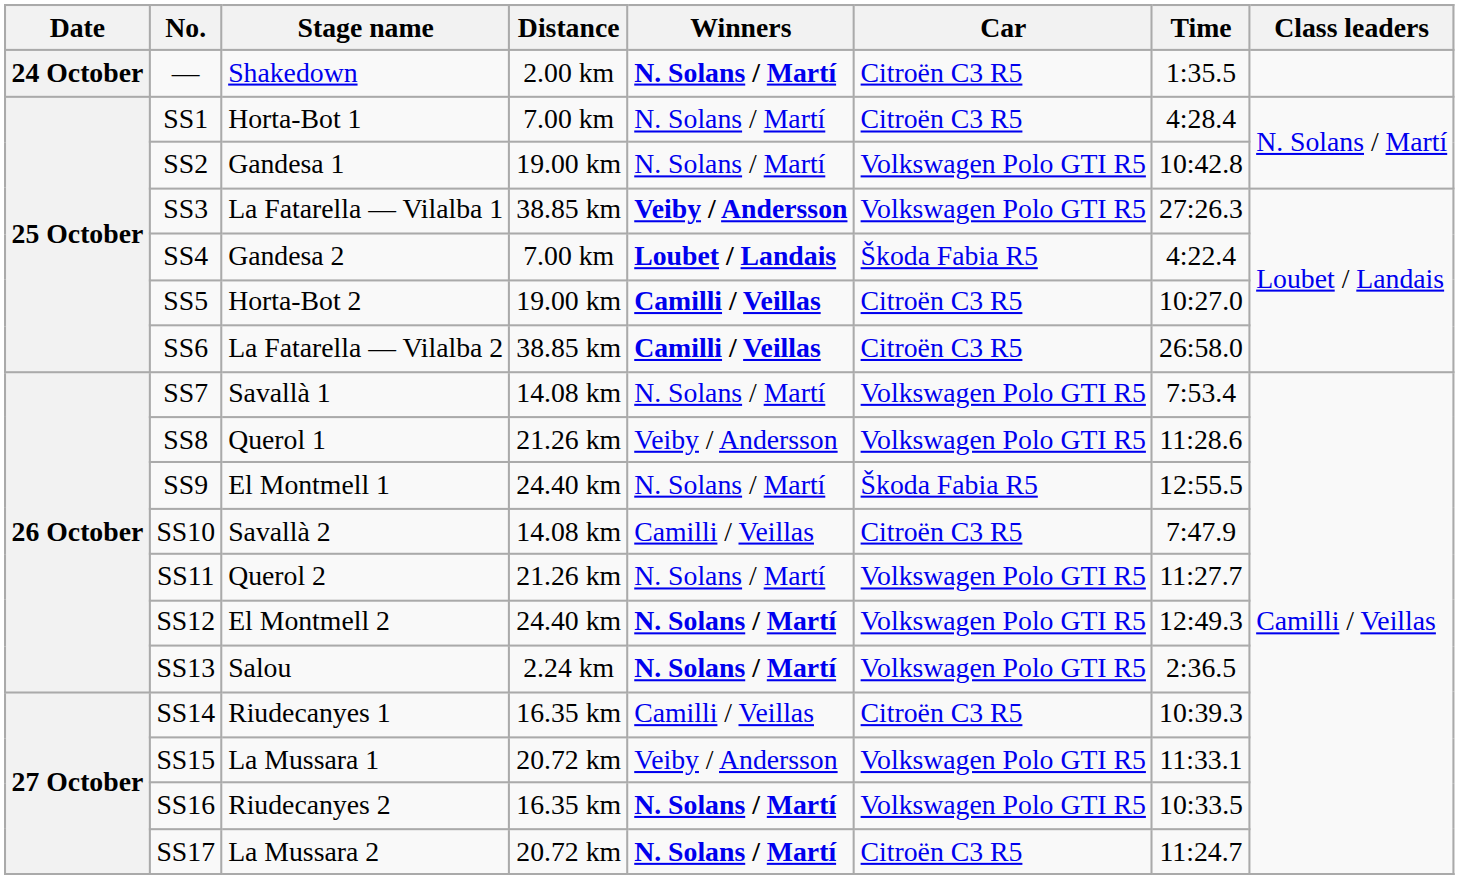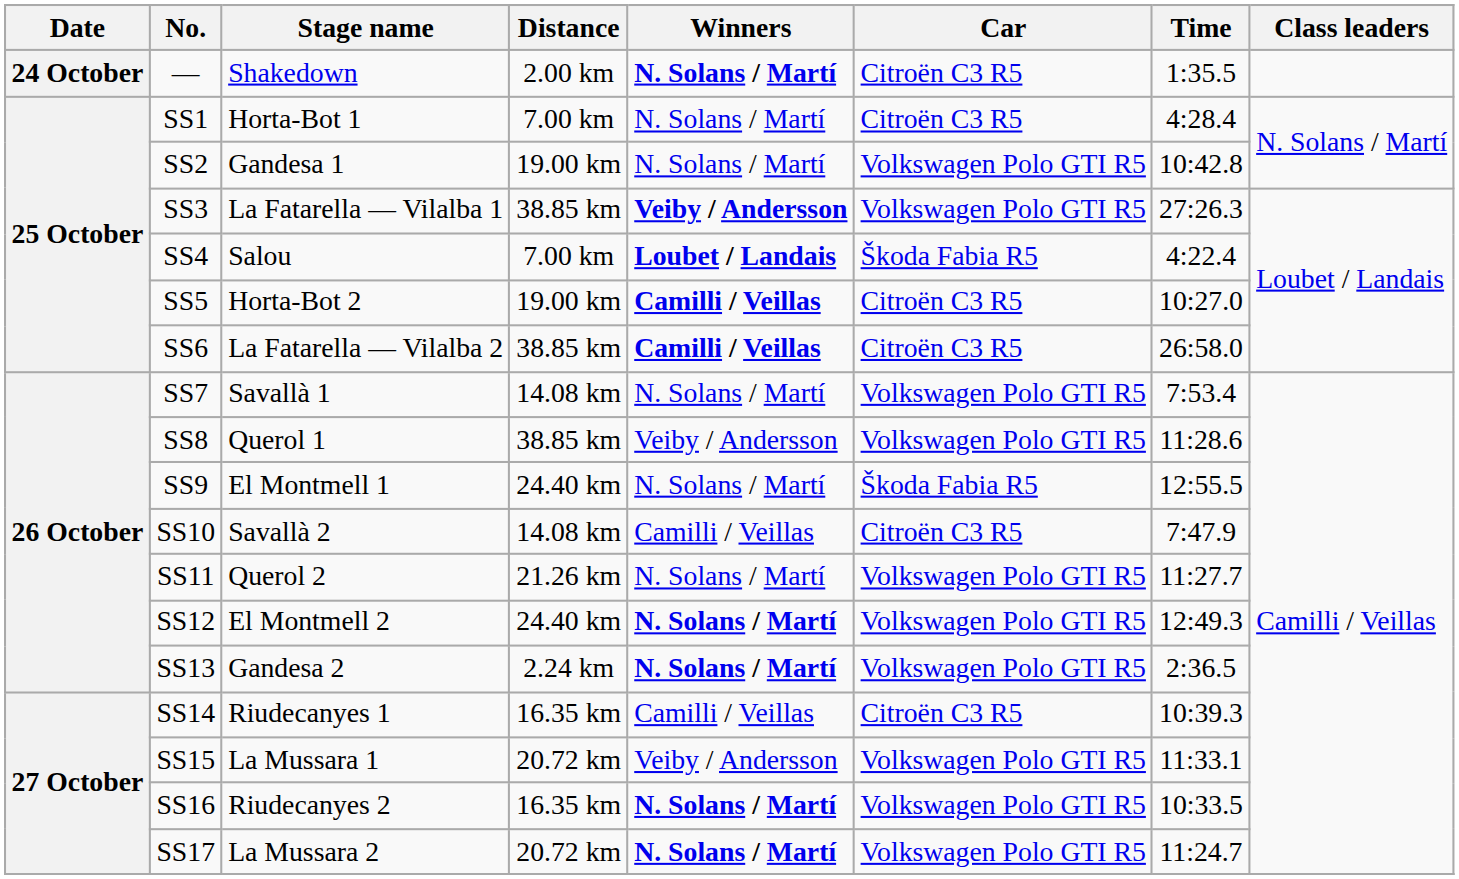(286, 255) Gandesa 2 -> (260, 255) Salou
(569, 438) 21.26 km -> (569, 438) 38.85 km
(260, 667) Salou -> (286, 667) Gandesa 2
(942, 850) Citroën C3 R5 -> (1003, 850) Volkswagen Polo GTI R5
